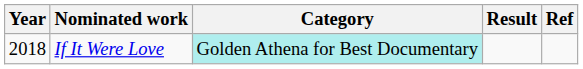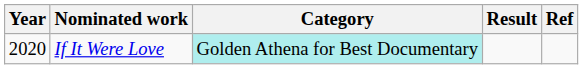(27, 48) 2018 -> (27, 48) 2020
